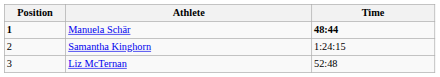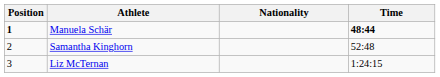+ column: (284, 13)
(330, 47) 1:24:15 -> (363, 47) 52:48
(326, 64) 52:48 -> (367, 64) 1:24:15
